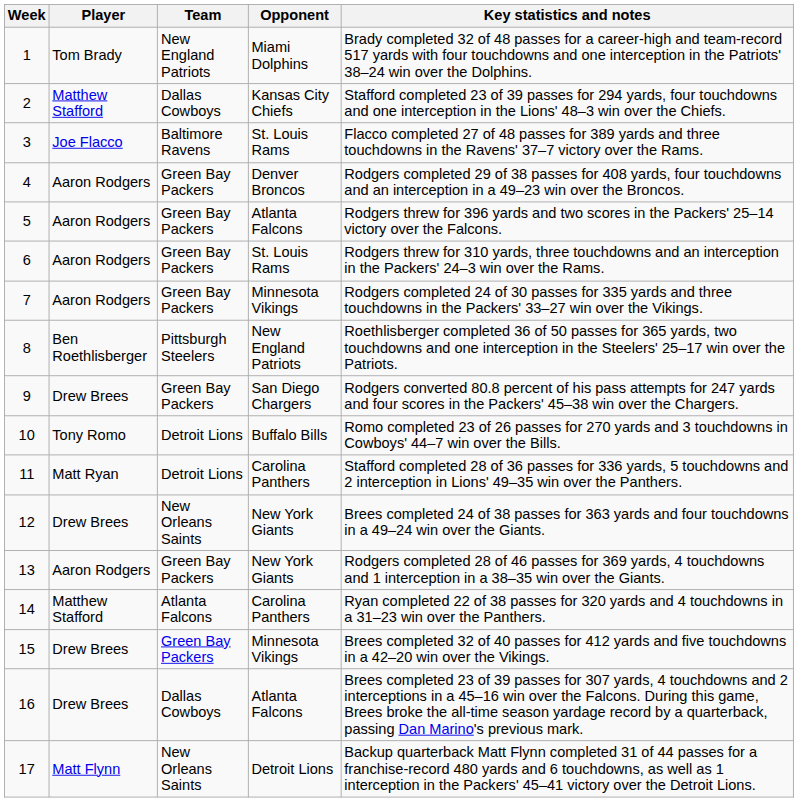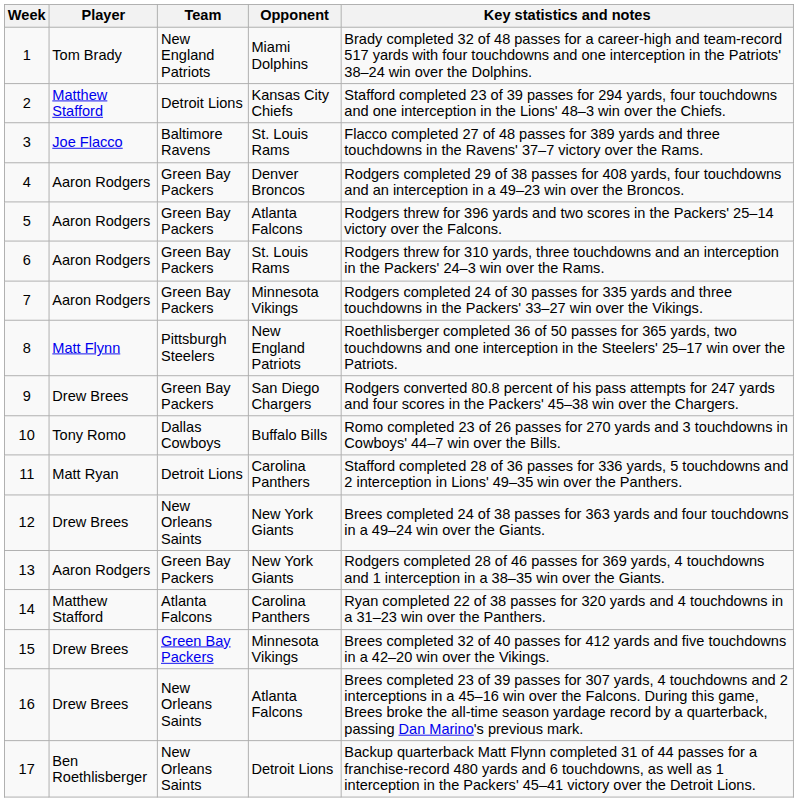(191, 103) Dallas Cowboys -> (202, 103) Detroit Lions
(100, 348) Ben Roethlisberger -> (86, 348) Matt Flynn
(202, 435) Detroit Lions -> (191, 435) Dallas Cowboys
(191, 704) Dallas Cowboys -> (186, 704) New Orleans Saints
(86, 768) Matt Flynn -> (100, 768) Ben Roethlisberger
